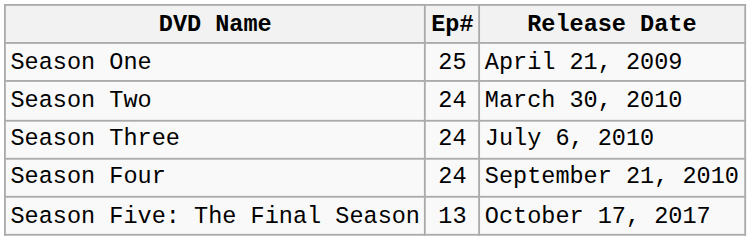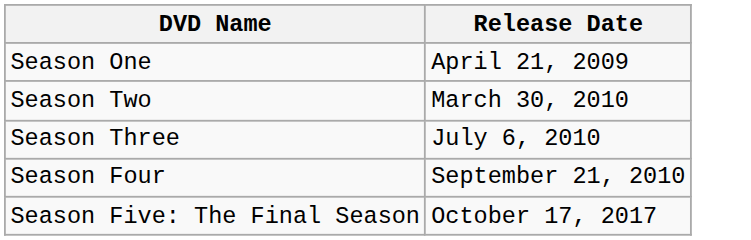- column: (452, 24)
